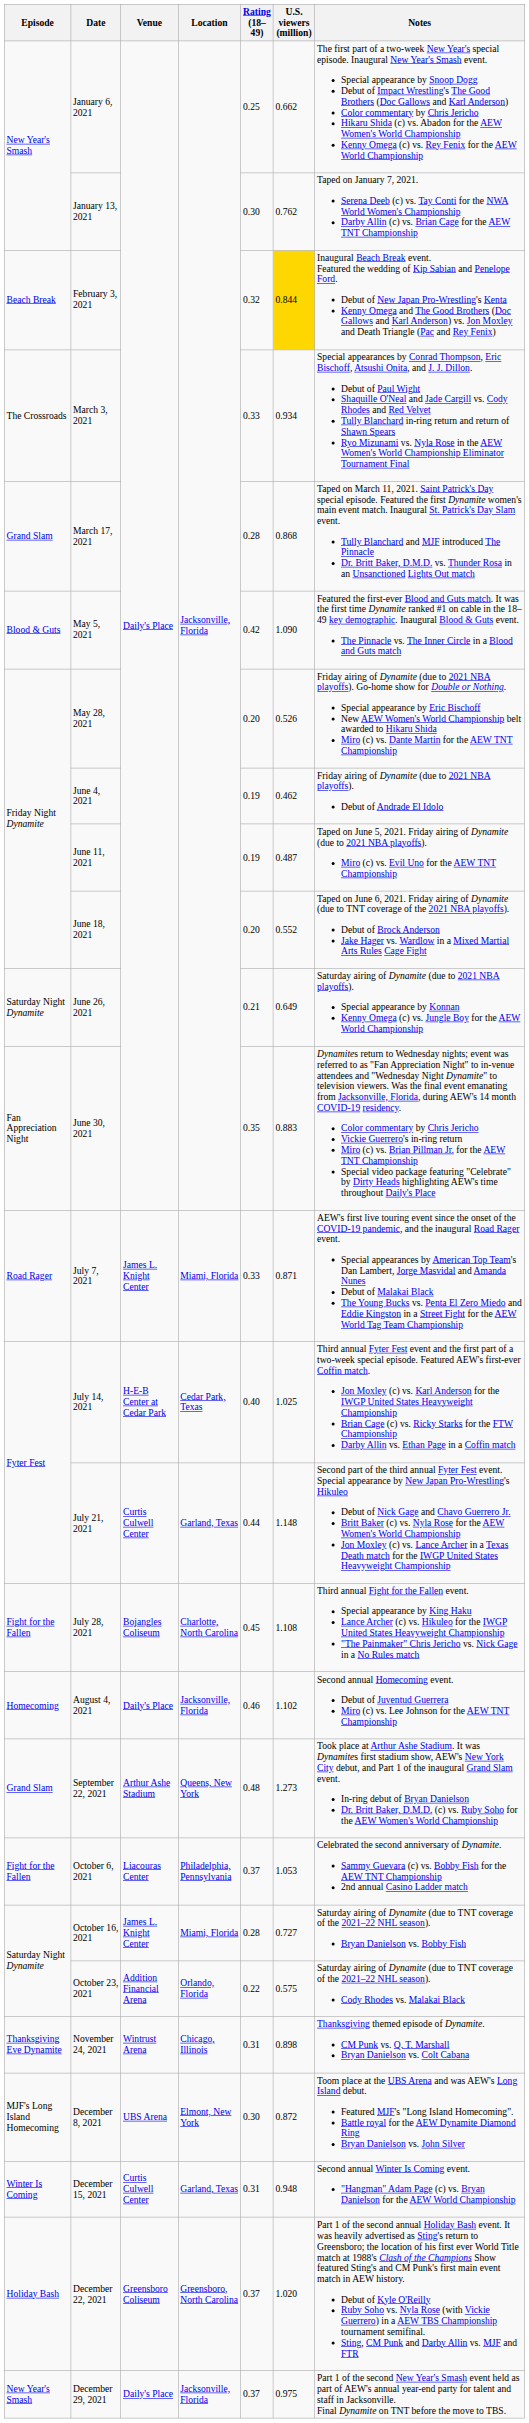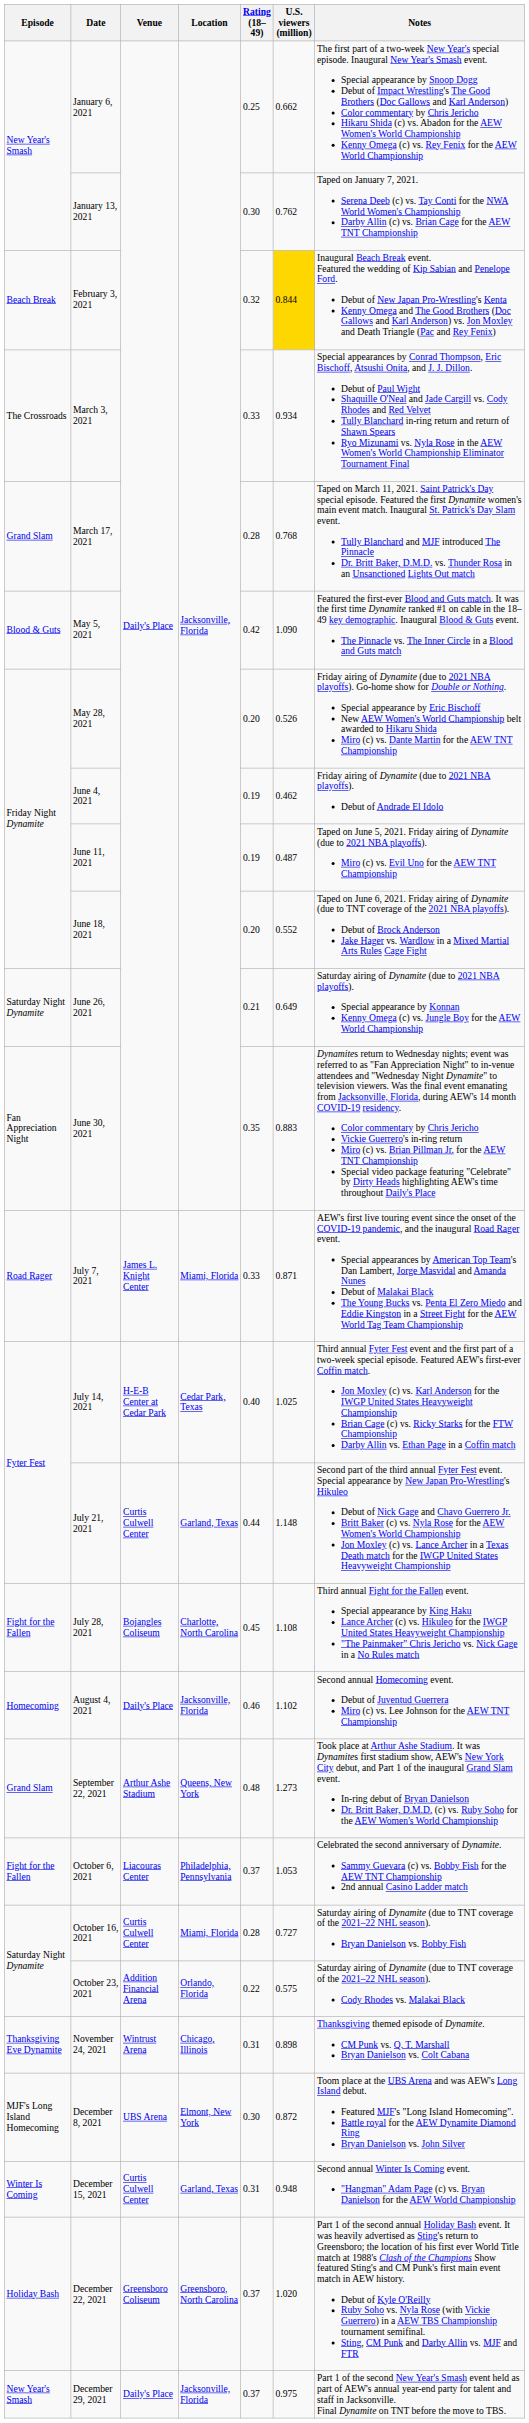(286, 536) 0.868 -> (286, 536) 0.768
(140, 1933) James L. Knight Center -> (138, 1933) Curtis Culwell Center
